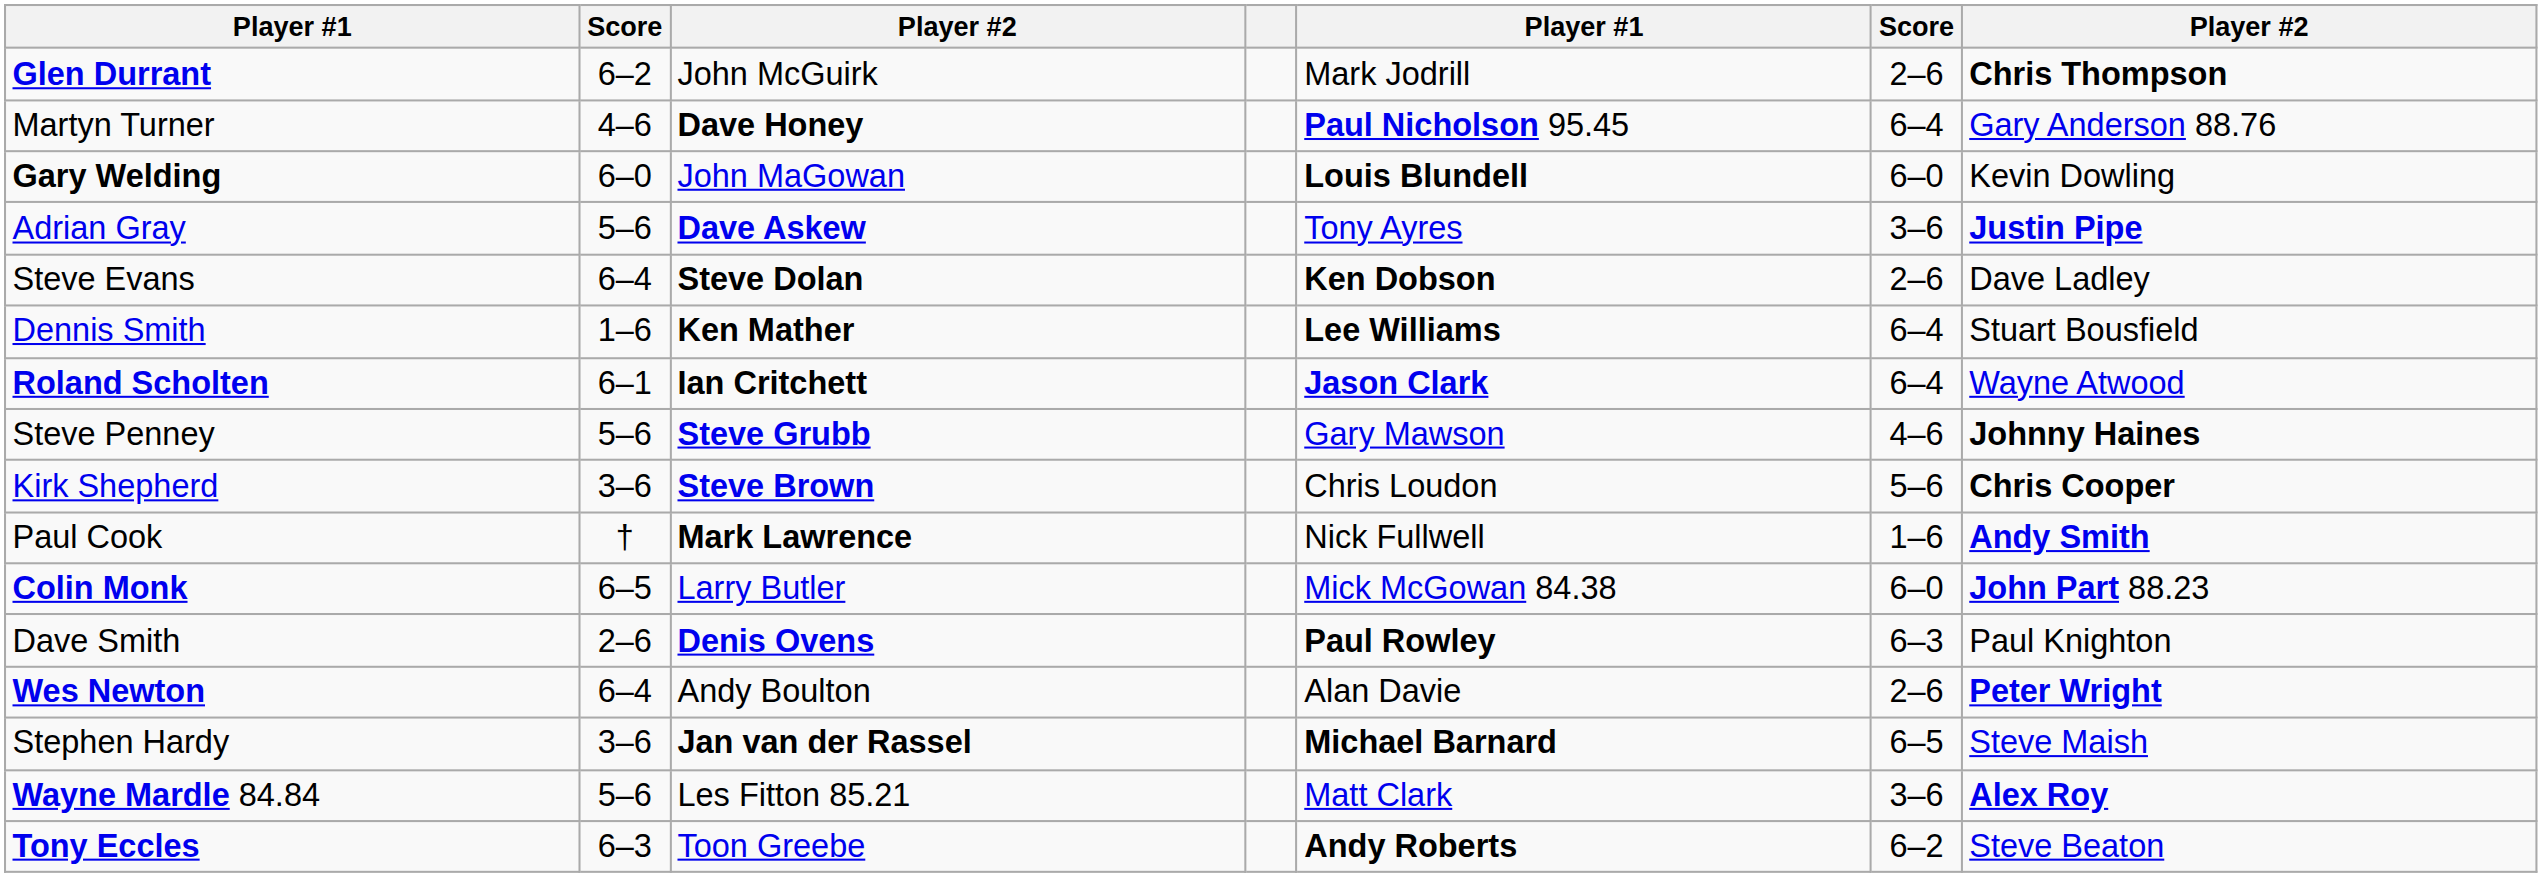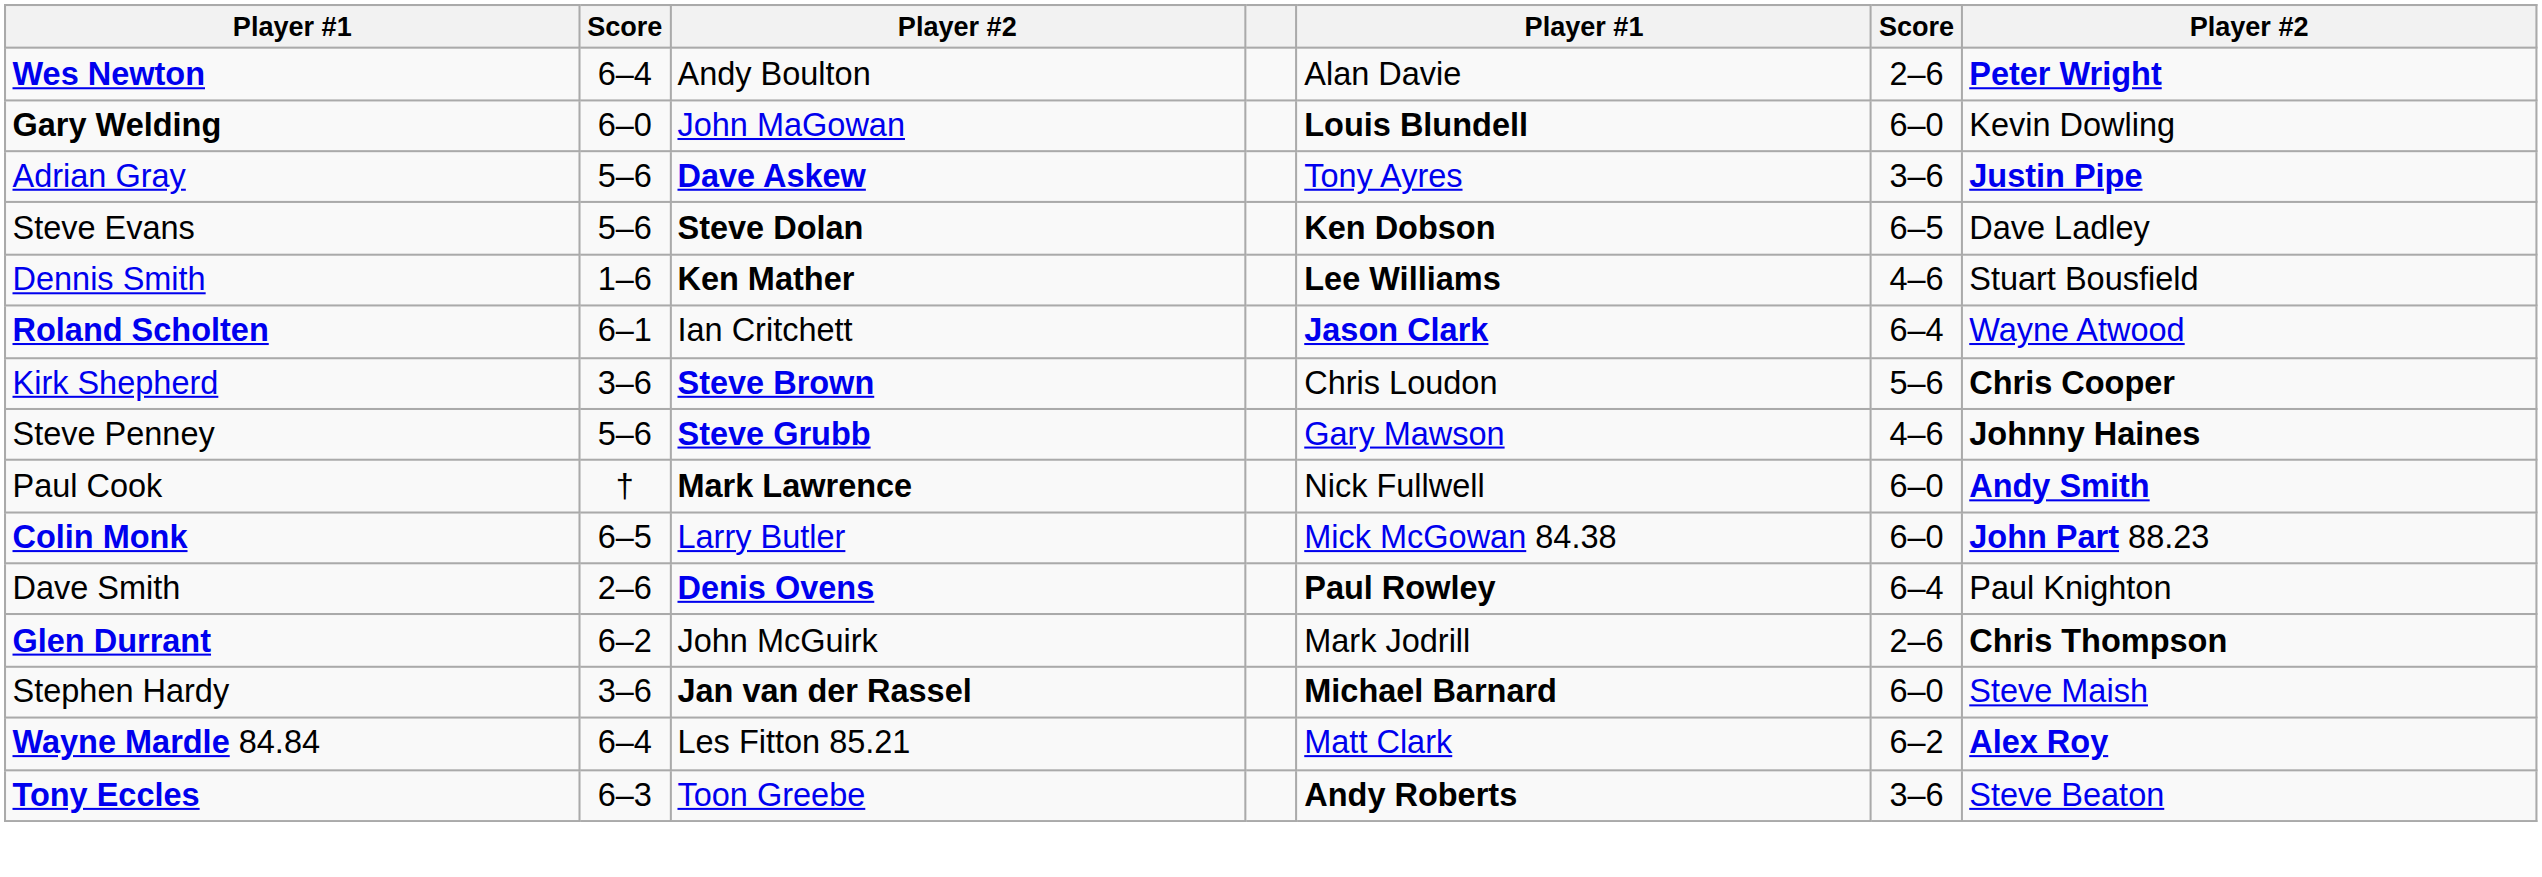rows swapped: (112, 73) <-> (109, 691)
- row: (114, 125)
(625, 279) 6–4 -> (625, 228) 5–6
(1917, 279) 2–6 -> (1917, 228) 6–5
(1917, 331) 6–4 -> (1917, 279) 4–6
(772, 382) bold -> (765, 331) normal
rows swapped: (115, 485) <-> (114, 434)
(1917, 537) 1–6 -> (1917, 485) 6–0
(1917, 640) 6–3 -> (1917, 588) 6–4
(1917, 743) 6–5 -> (1917, 691) 6–0
(625, 794) 5–6 -> (625, 743) 6–4
(1917, 794) 3–6 -> (1917, 743) 6–2
(1917, 846) 6–2 -> (1917, 794) 3–6
